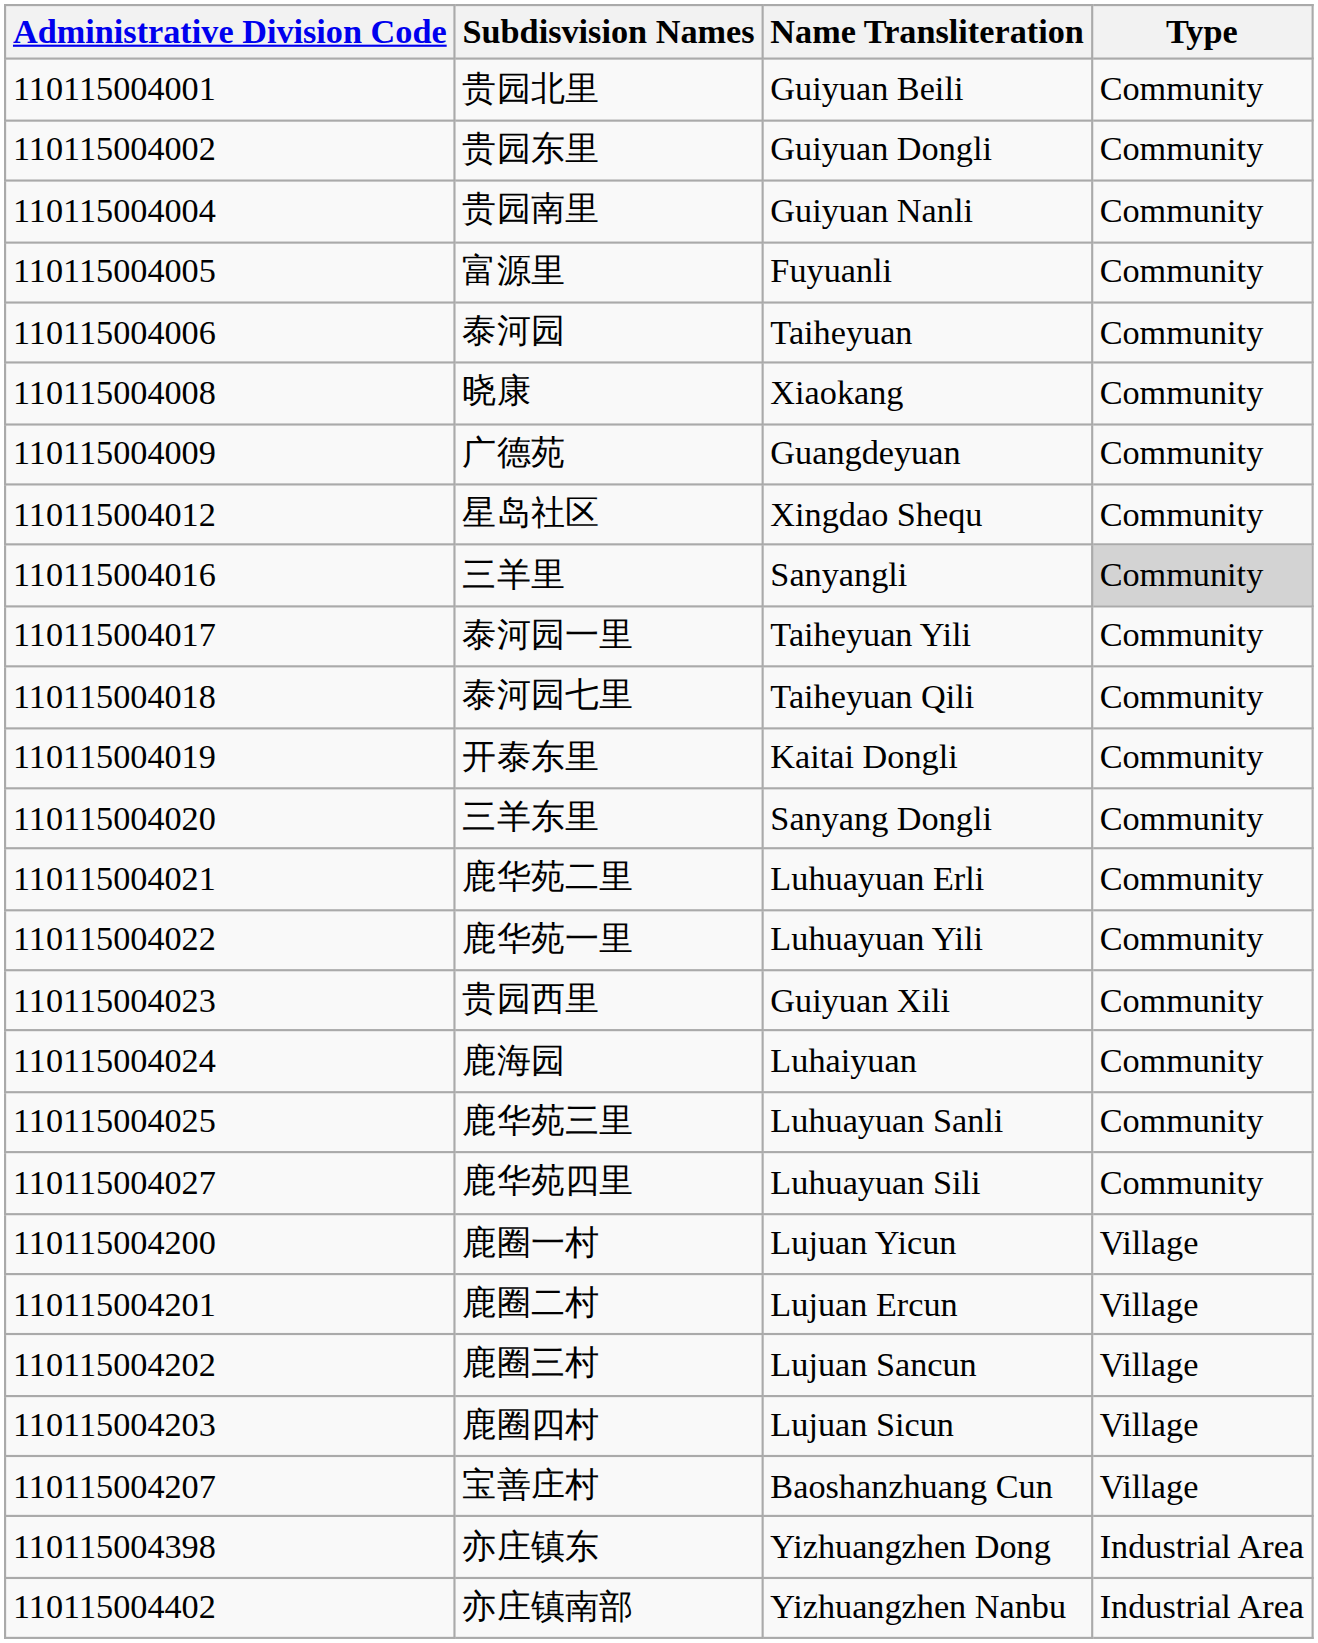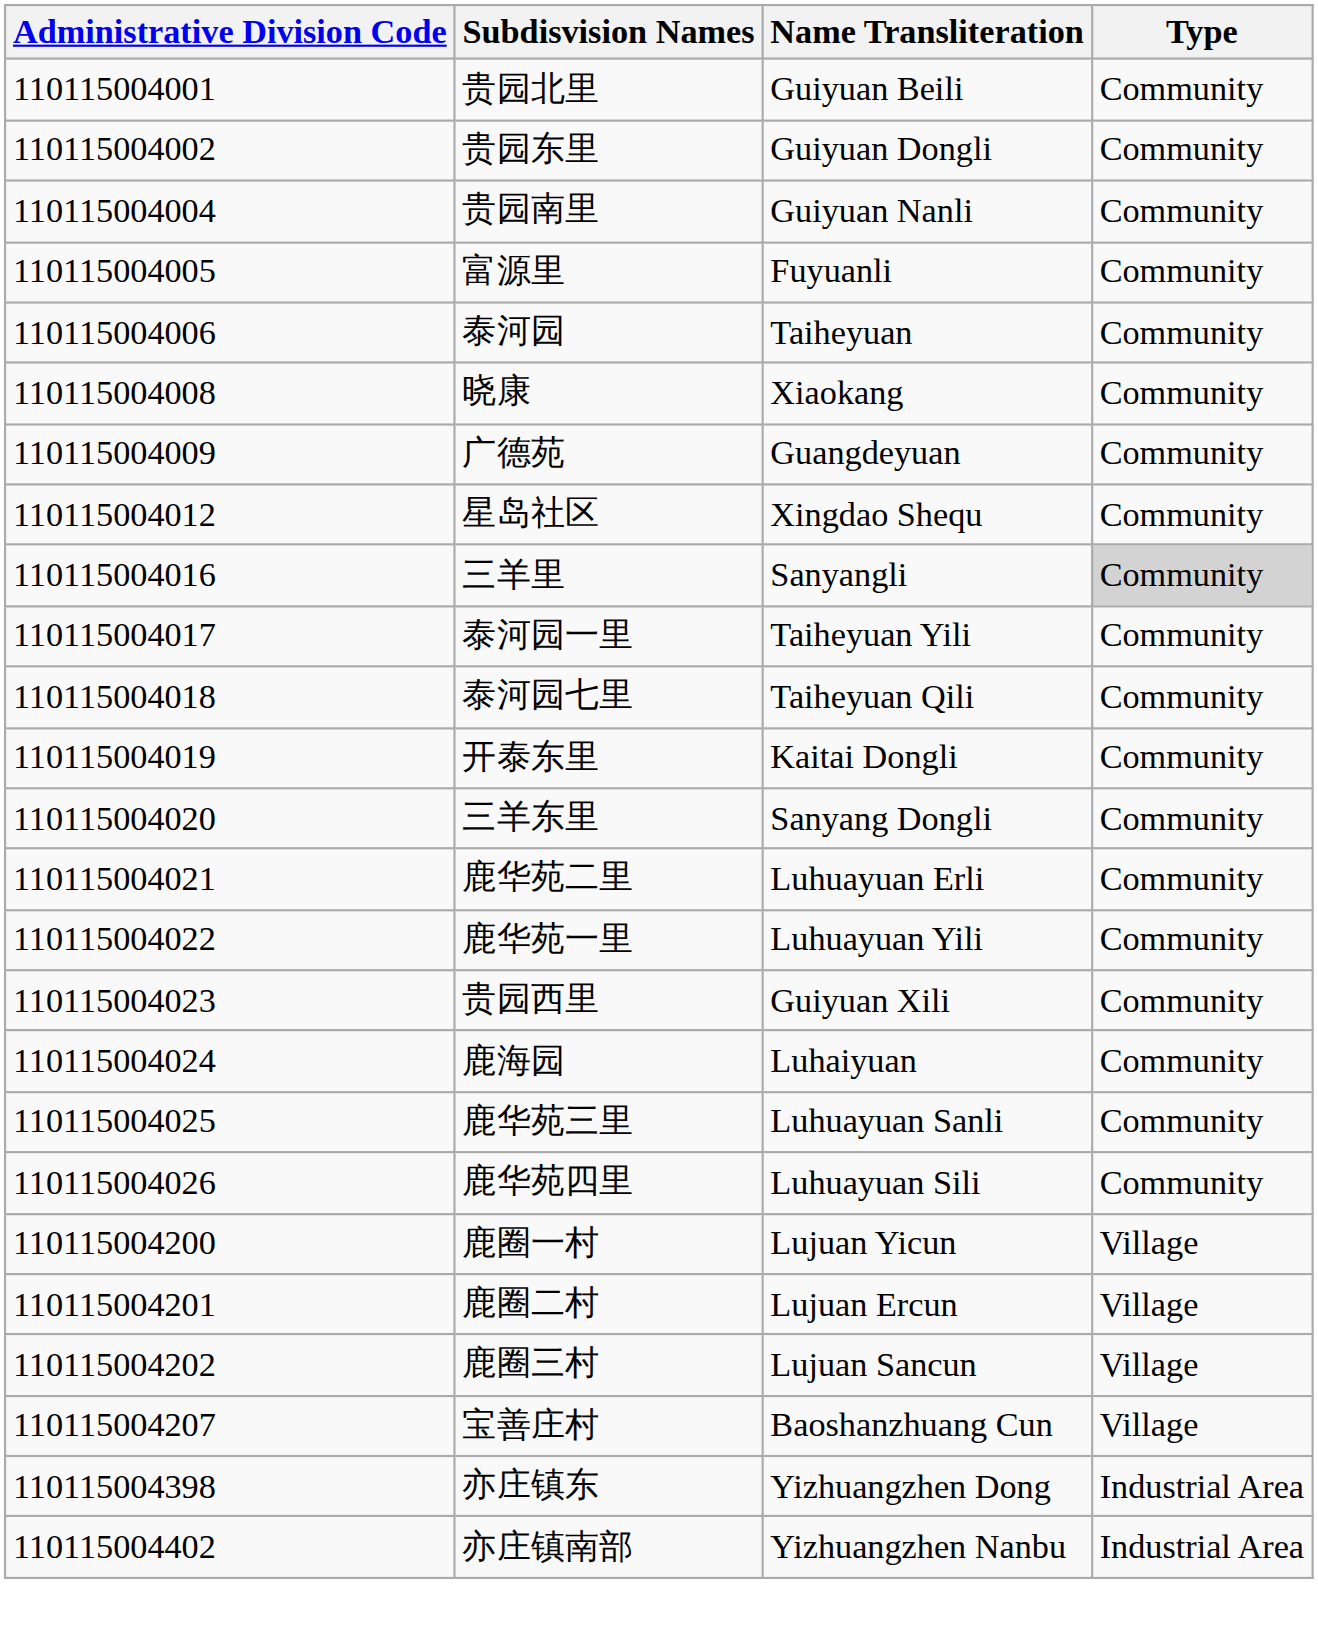(114, 1182) 110115004027 -> (114, 1182) 110115004026
- row: (531, 1423)
